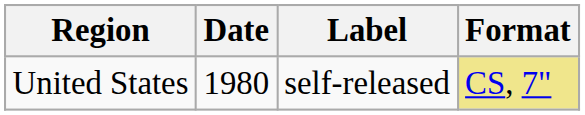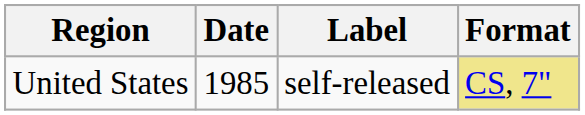(236, 82) 1980 -> (236, 82) 1985
